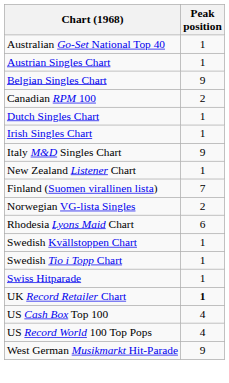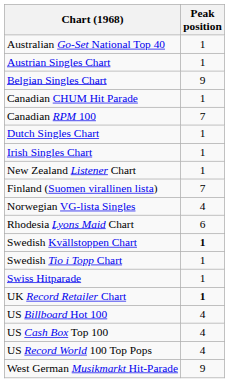+ row: (72, 98)
(202, 98) 2 -> (202, 116) 7
- row: (64, 152)
(202, 206) 2 -> (202, 206) 4
(202, 242) normal -> (202, 242) bold
+ row: (57, 314)
